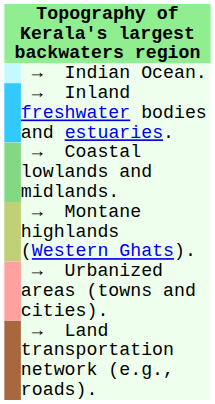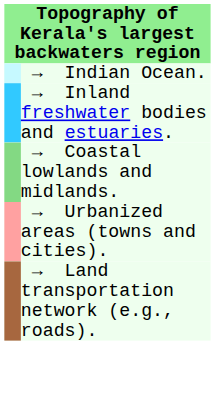- row: (108, 232)
